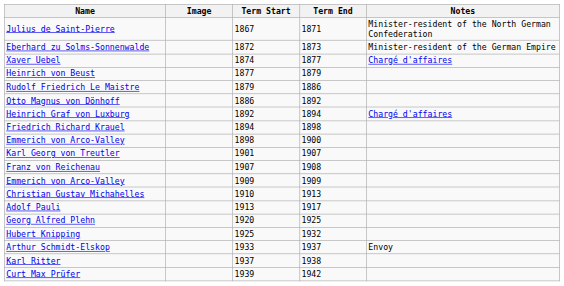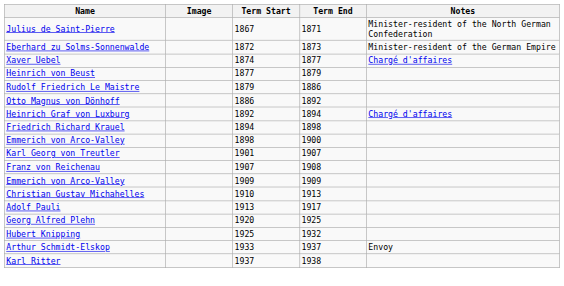- row: (43, 274)
